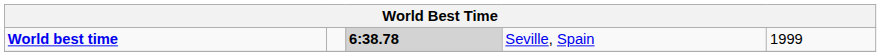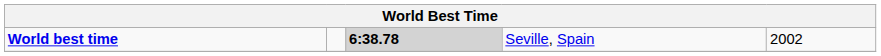(786, 39) 1999 -> (786, 39) 2002
